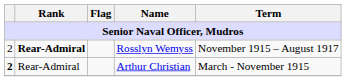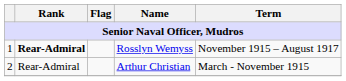(10, 48) 2 -> (10, 48) 1
(10, 66) bold -> (10, 66) normal
